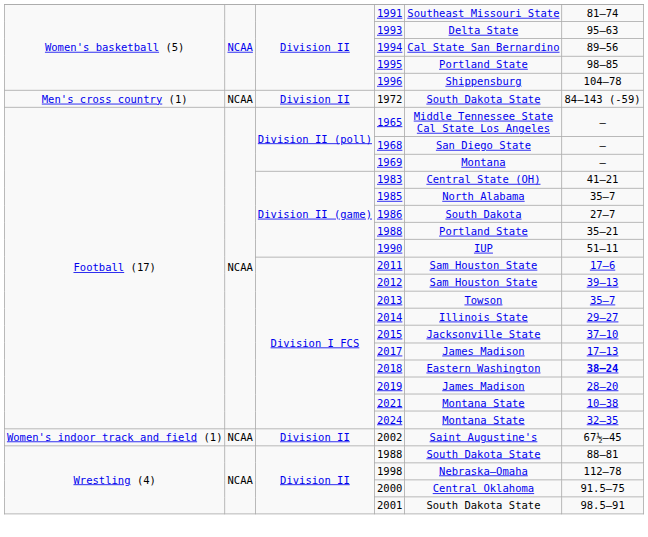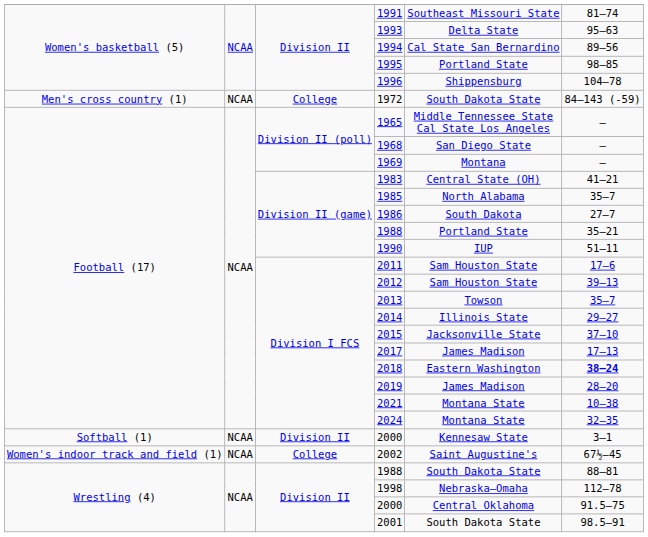(315, 99) Division II -> (315, 99) College
+ row: (115, 437)
(315, 437) Division II -> (315, 454) College
